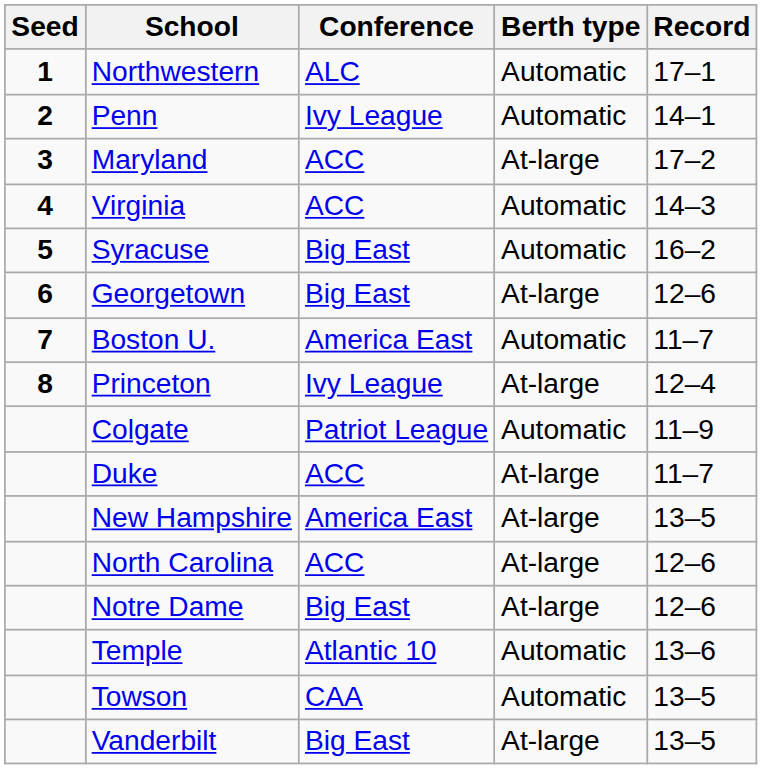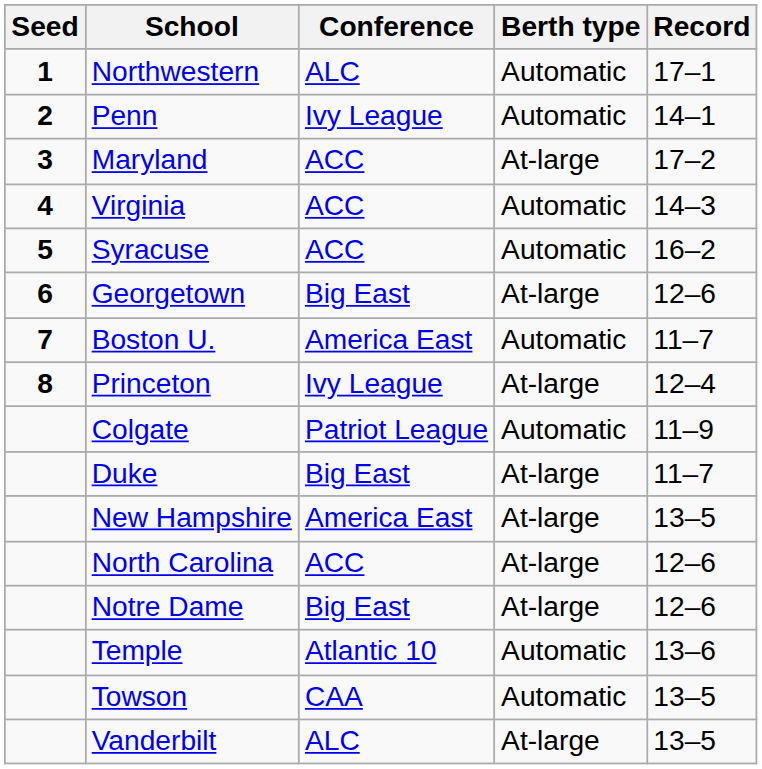(357, 250) Big East -> (335, 250) ACC
(335, 473) ACC -> (357, 473) Big East
(357, 741) Big East -> (332, 741) ALC
